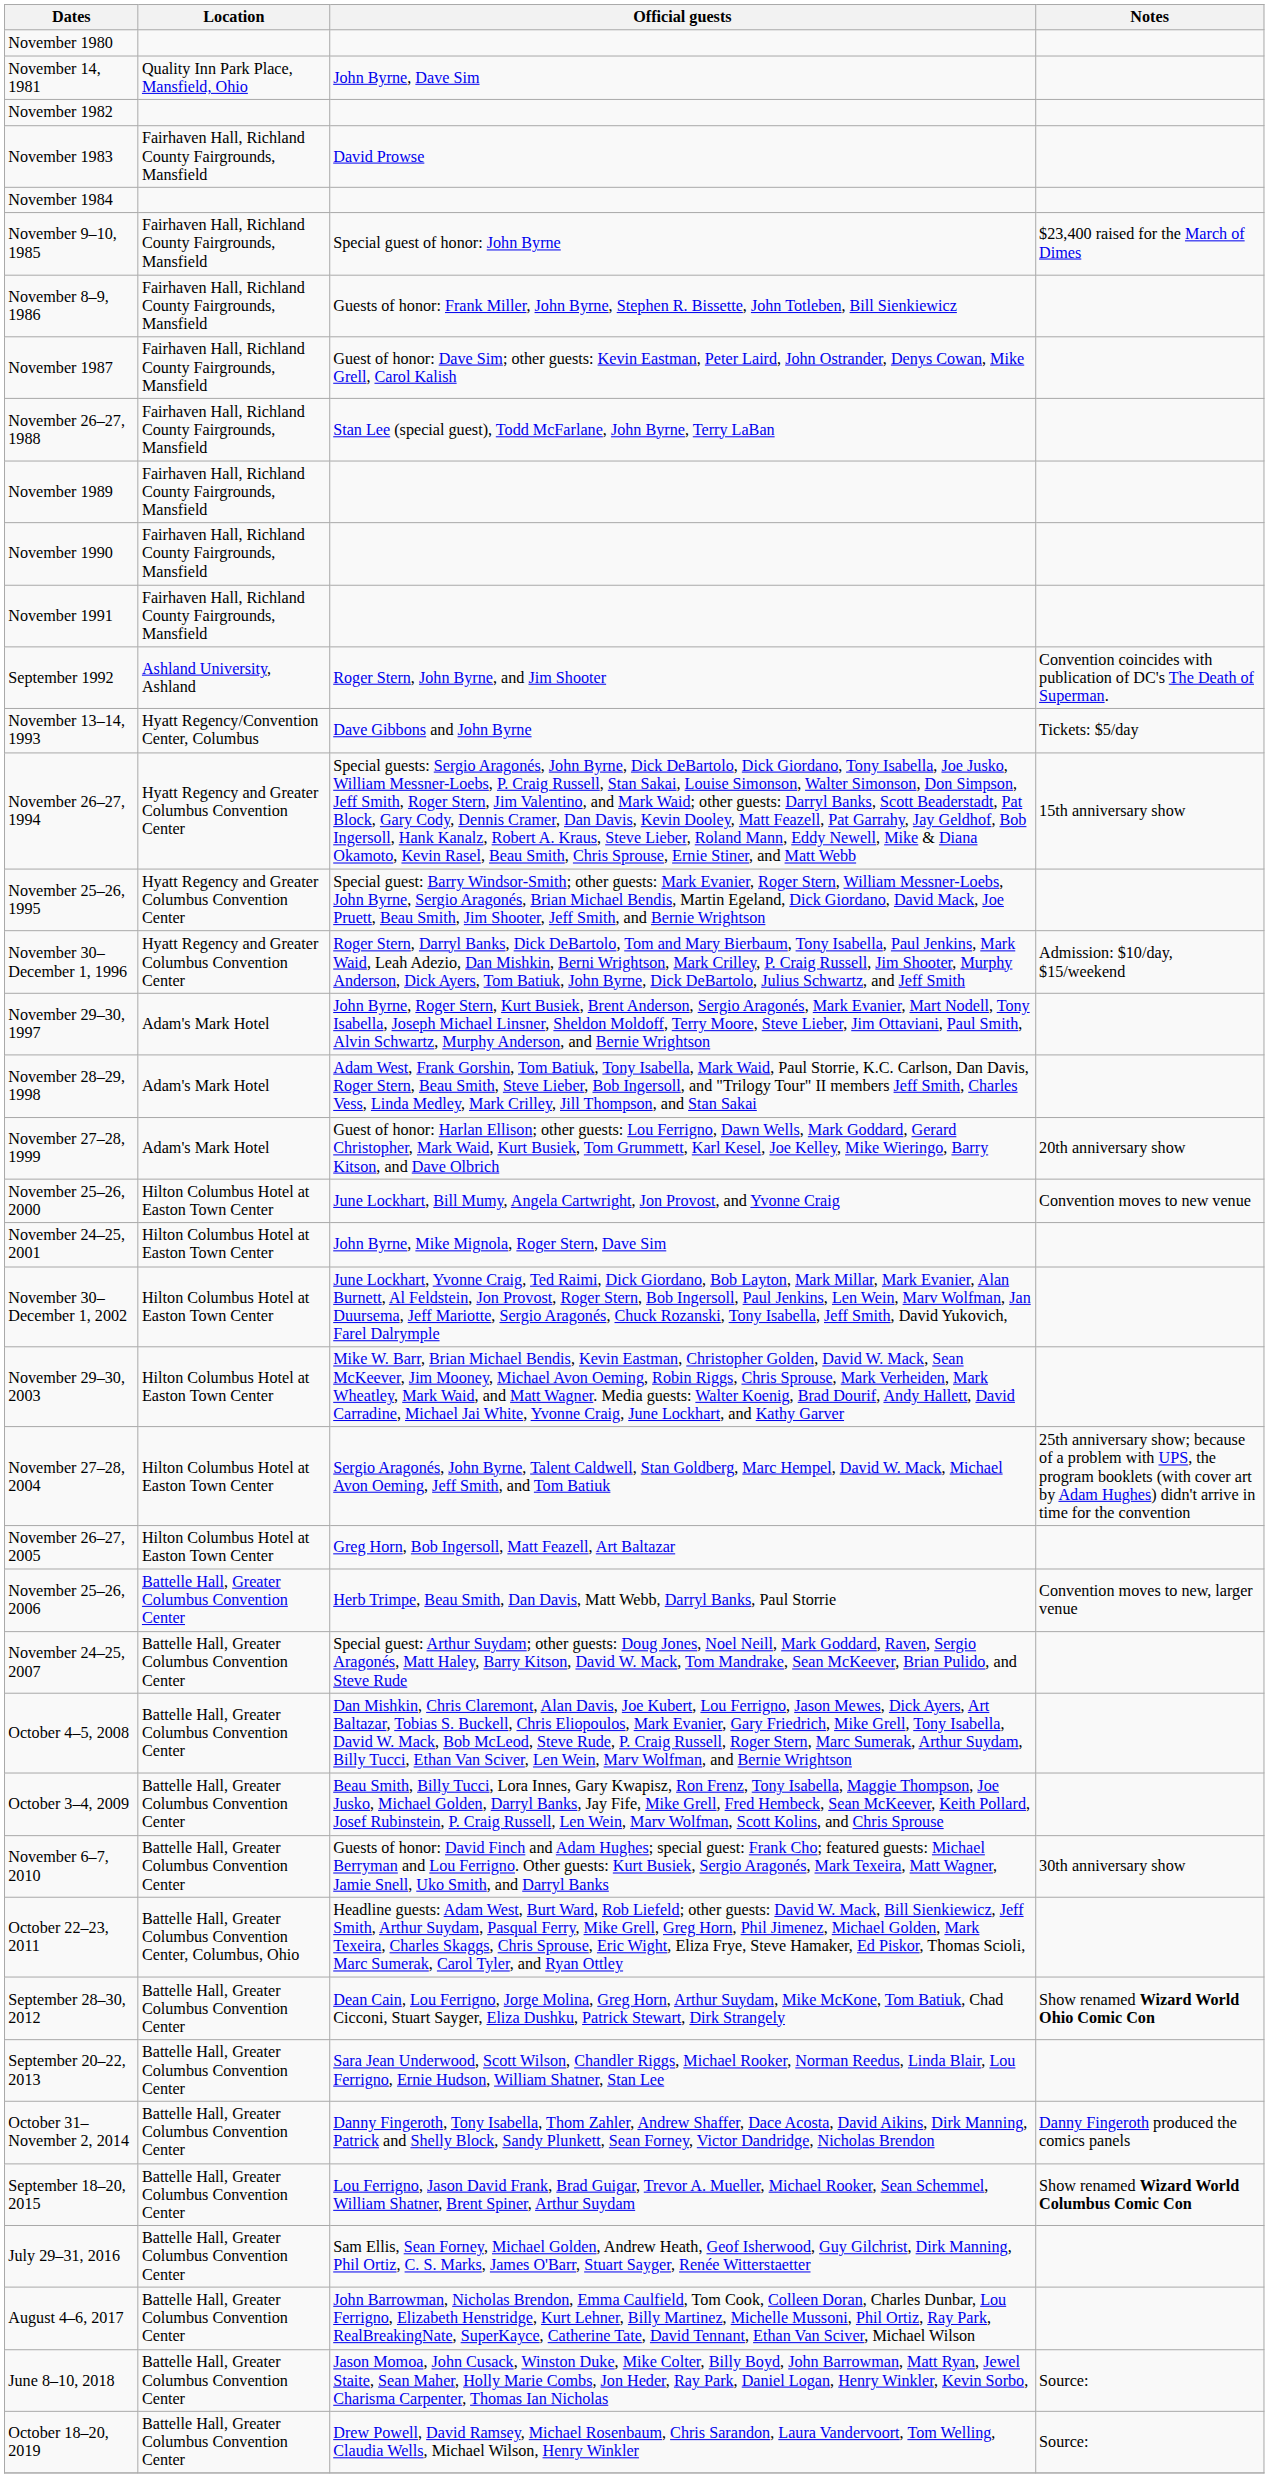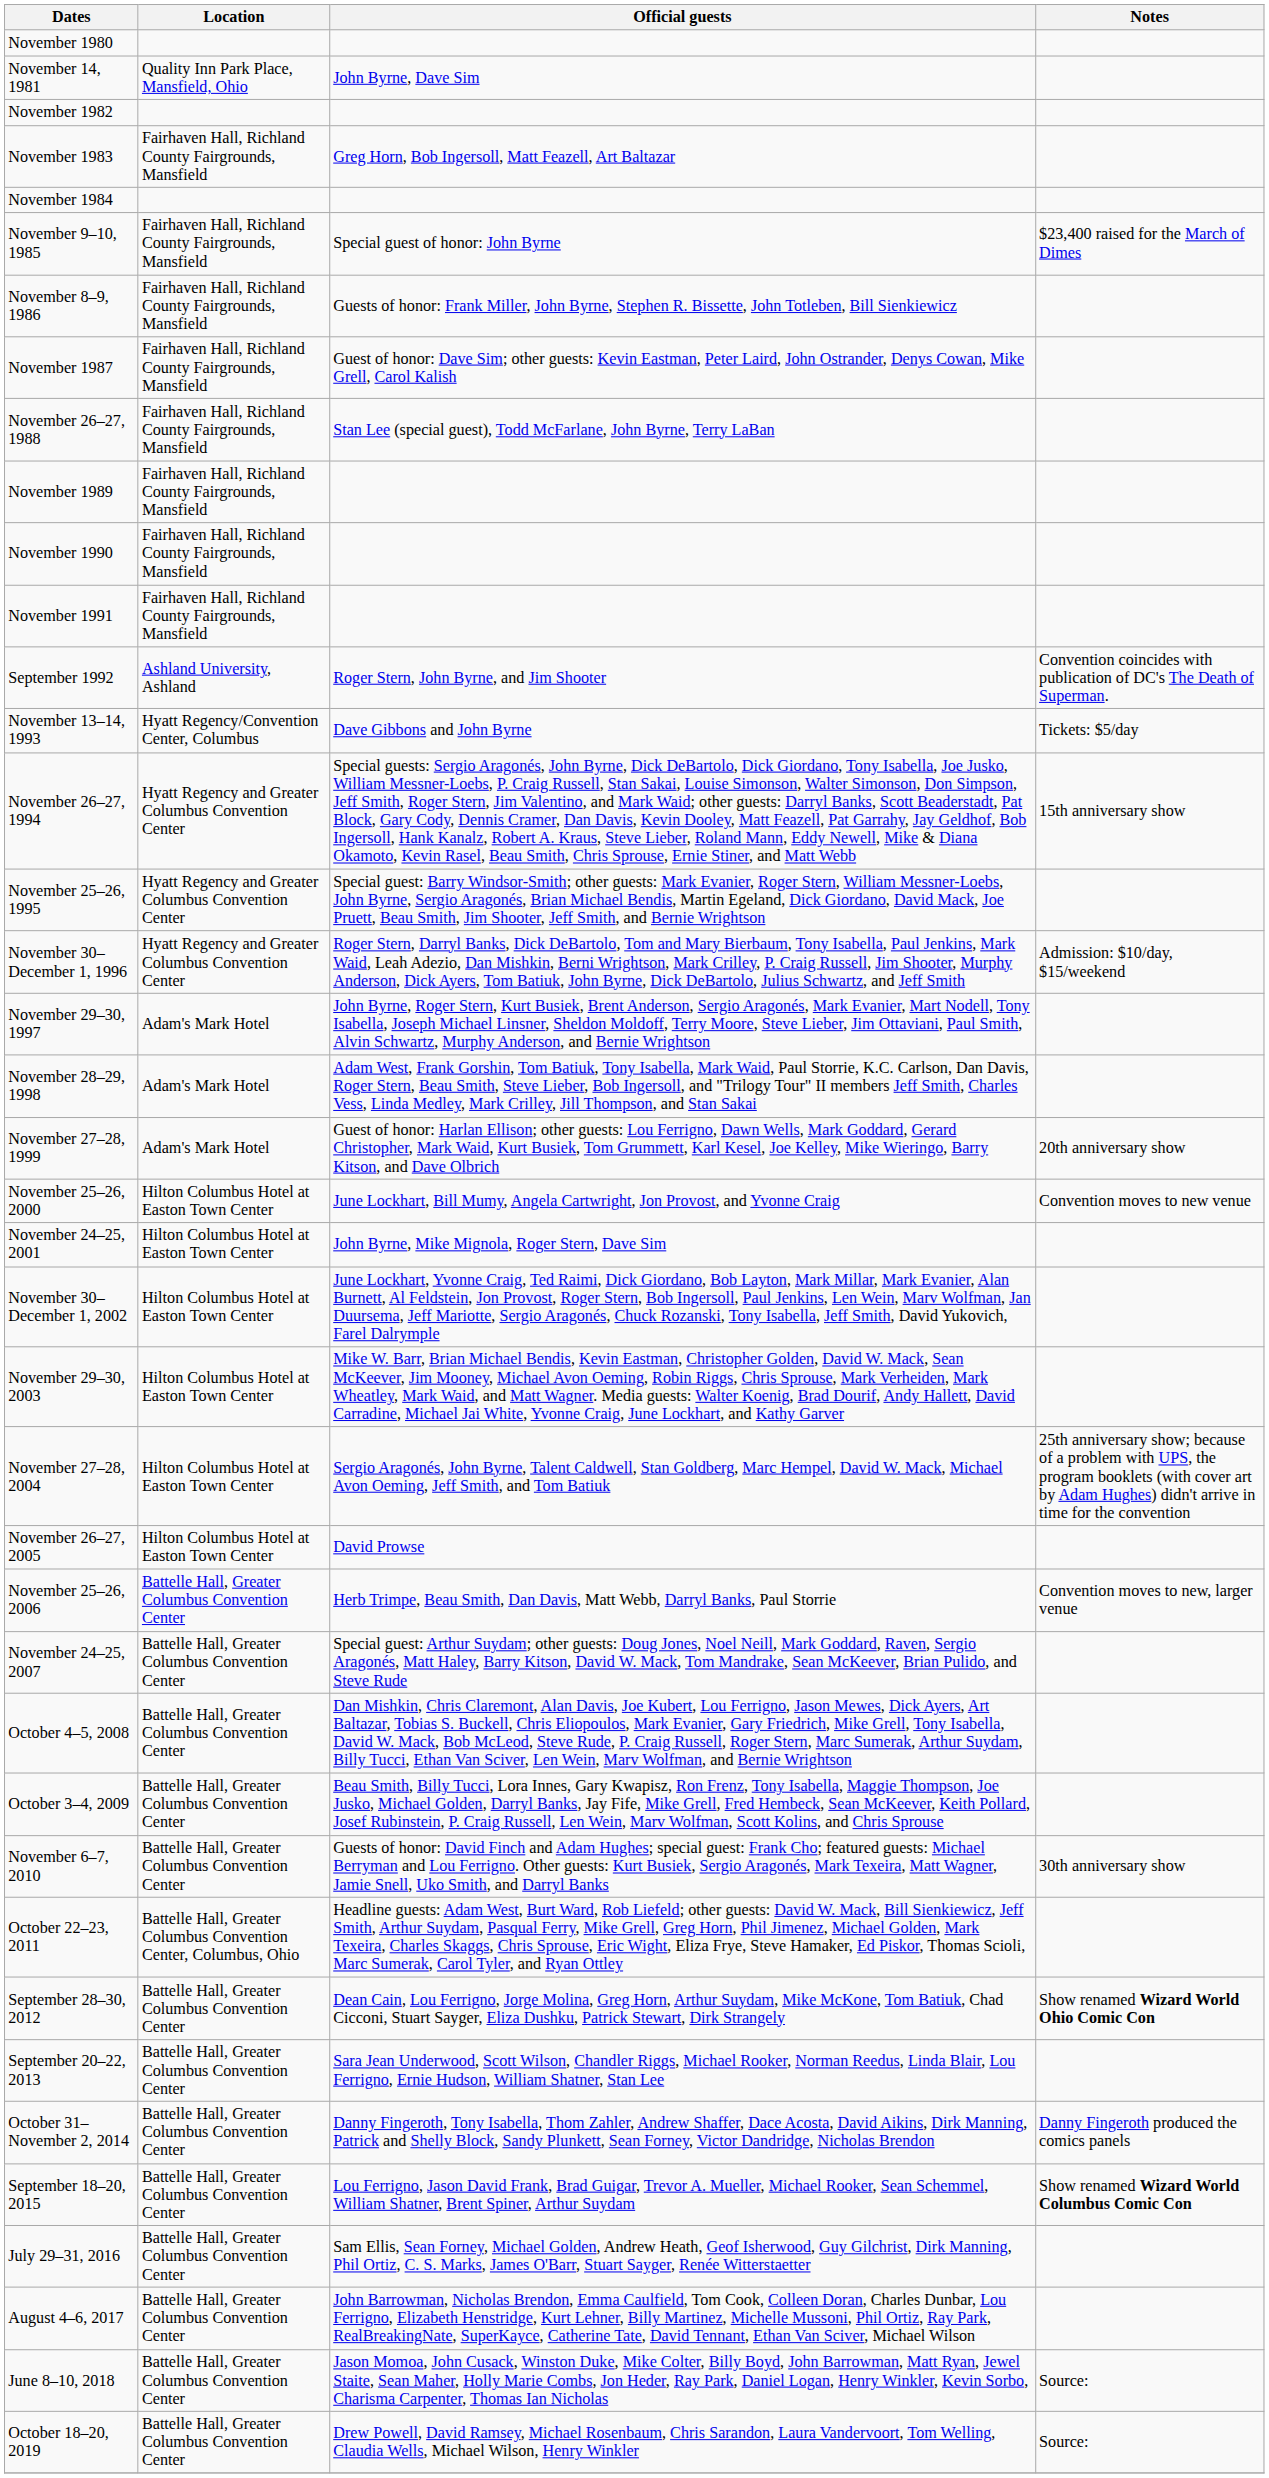(379, 156) David Prowse -> (504, 156) Greg Horn, Bob Ingersoll, Matt Feazell, Art Baltazar
(504, 1547) Greg Horn, Bob Ingersoll, Matt Feazell, Art Baltazar -> (379, 1547) David Prowse
